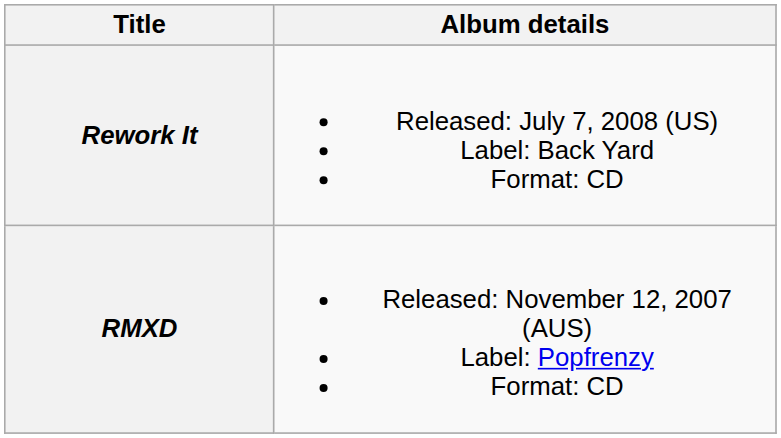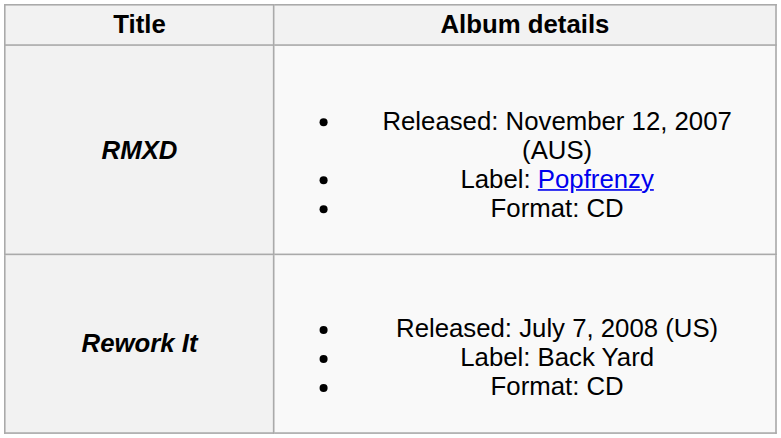rows swapped: (140, 328) <-> (140, 135)
